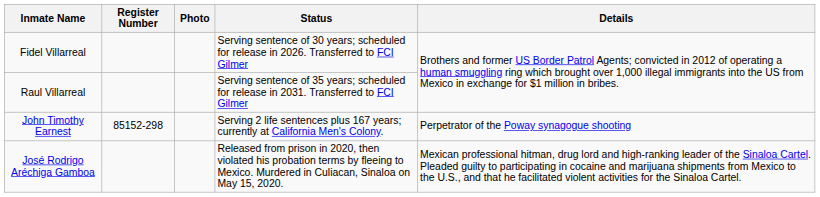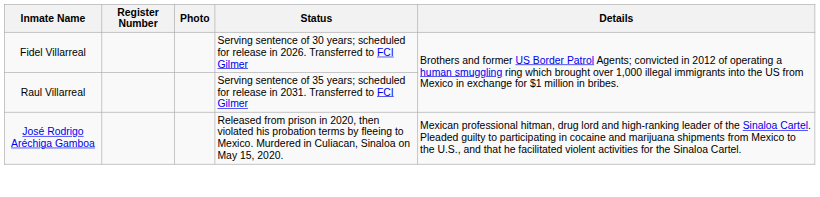- row: (53, 126)
